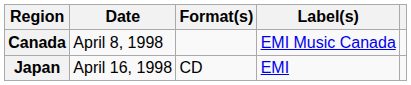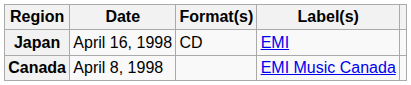rows swapped: (37, 42) <-> (37, 67)
